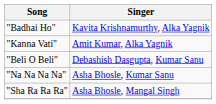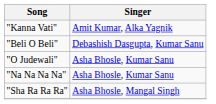- row: (31, 28)
+ row: (32, 59)
